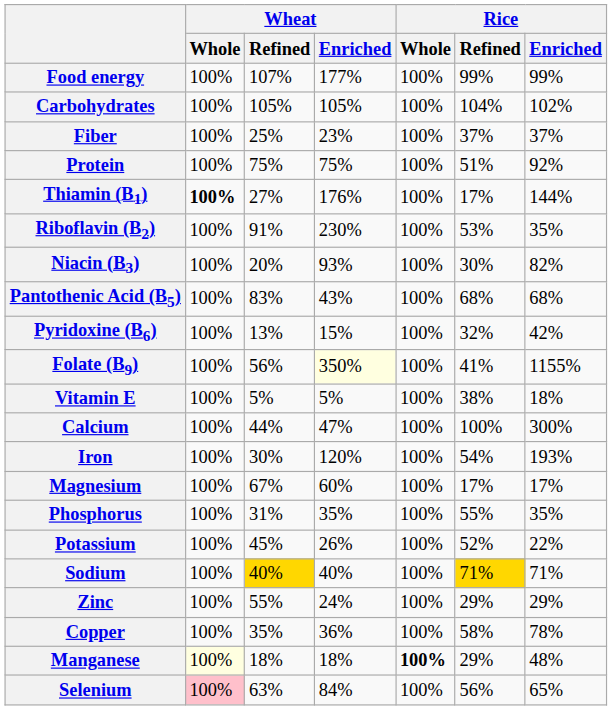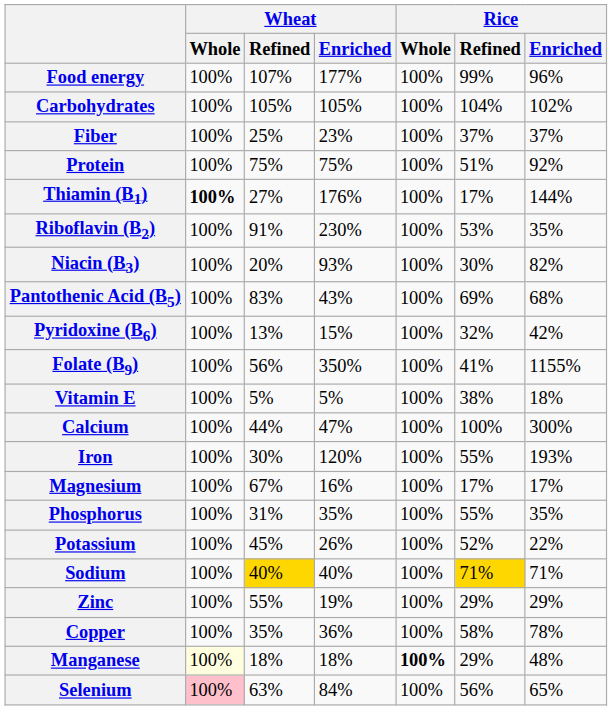(546, 77) 99% -> (546, 77) 96%
(476, 298) 68% -> (476, 298) 69%
(340, 366) lightyellow background -> (340, 366) no background
(476, 456) 54% -> (476, 456) 55%
(336, 485) 60% -> (336, 485) 16%
(336, 602) 24% -> (336, 602) 19%
